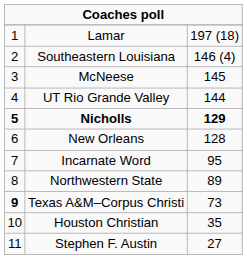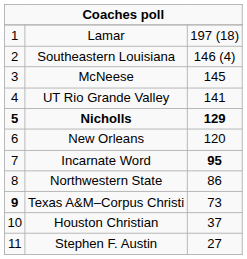(215, 98) 144 -> (215, 98) 141
(215, 139) 128 -> (215, 139) 120
(215, 160) normal -> (215, 160) bold
(215, 181) 89 -> (215, 181) 86
(215, 222) 35 -> (215, 222) 37
